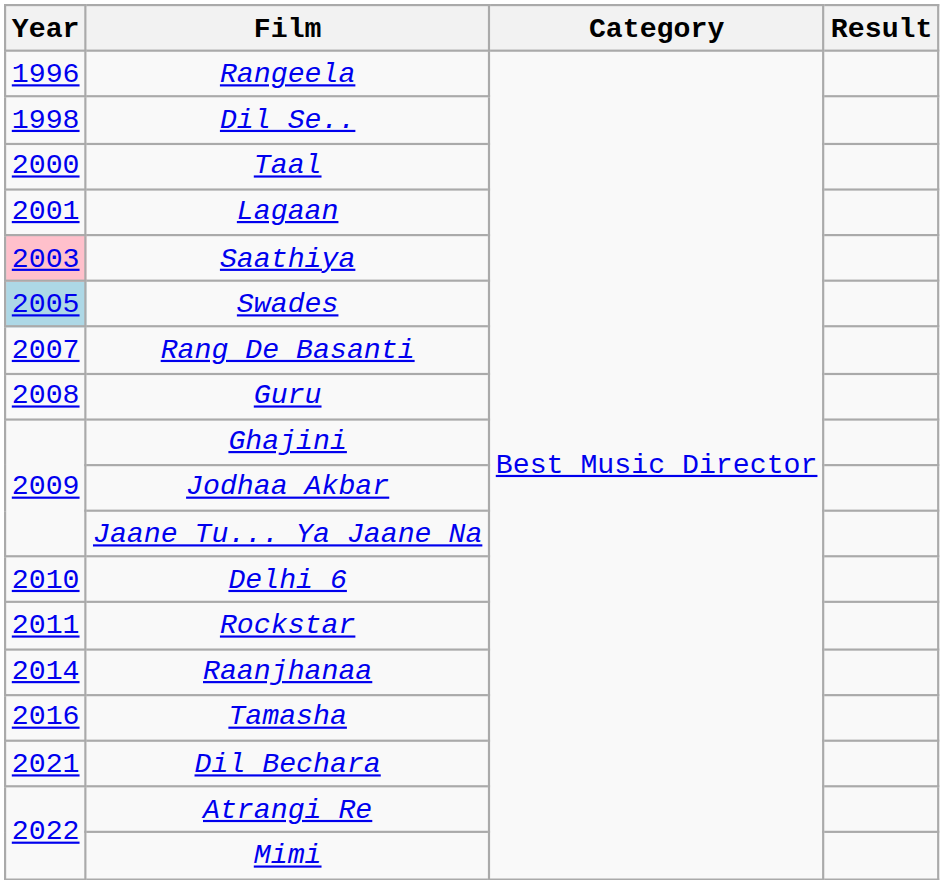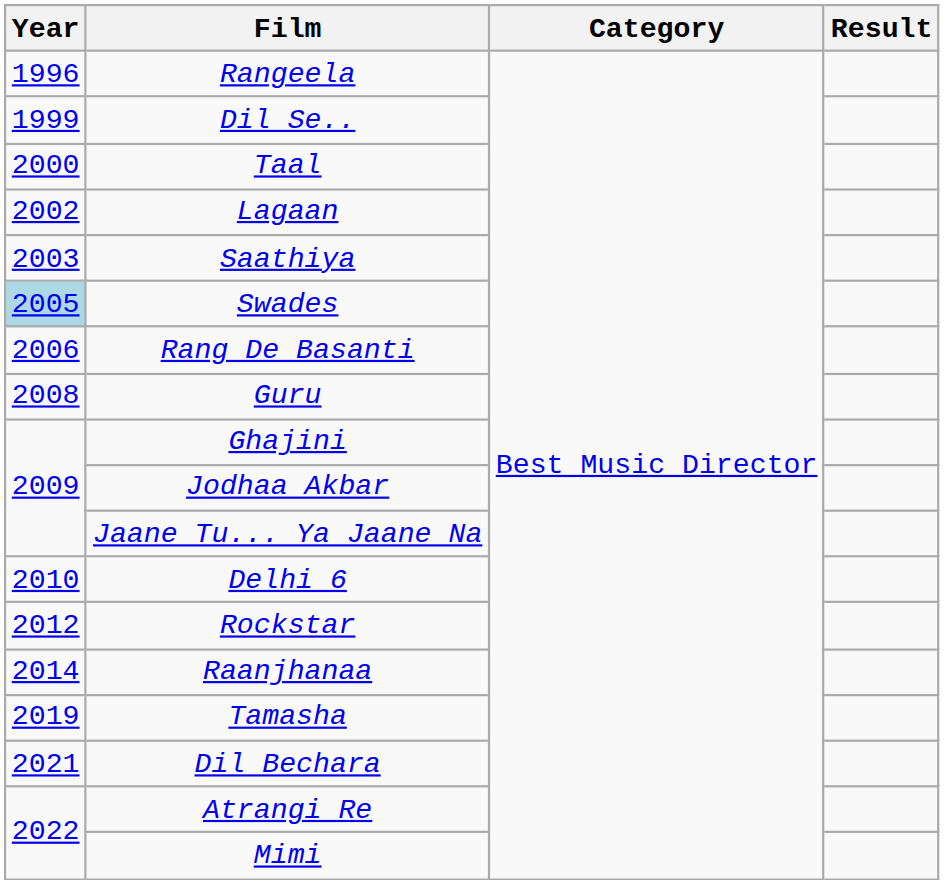(46, 120) 1998 -> (46, 120) 1999
(46, 212) 2001 -> (46, 212) 2002
(46, 258) pink background -> (46, 258) no background
(46, 350) 2007 -> (46, 350) 2006
(46, 626) 2011 -> (46, 626) 2012
(46, 718) 2016 -> (46, 718) 2019
